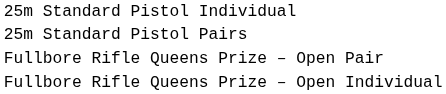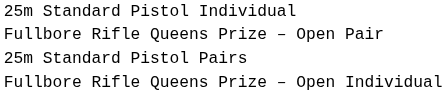rows swapped: (126, 35) <-> (194, 59)
